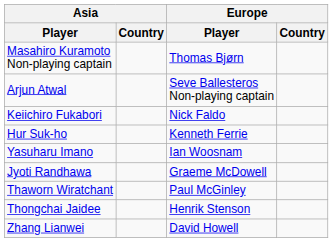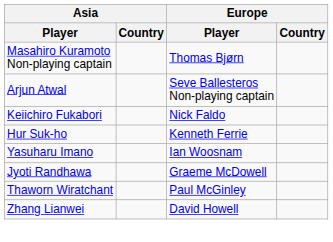- row: (54, 209)
